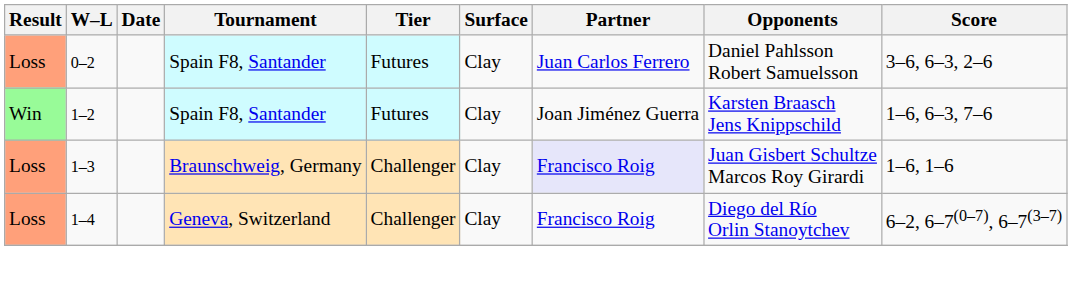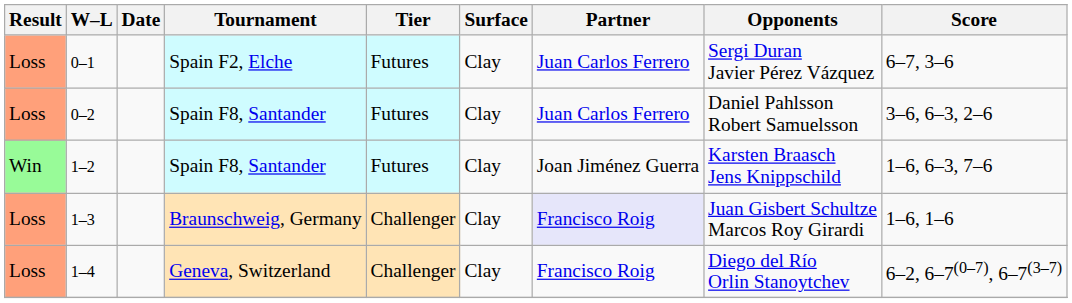+ row: (83, 62)
